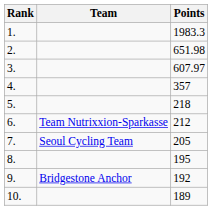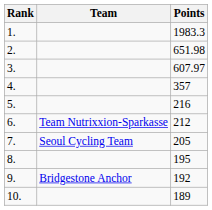(182, 104) 218 -> (182, 104) 216
